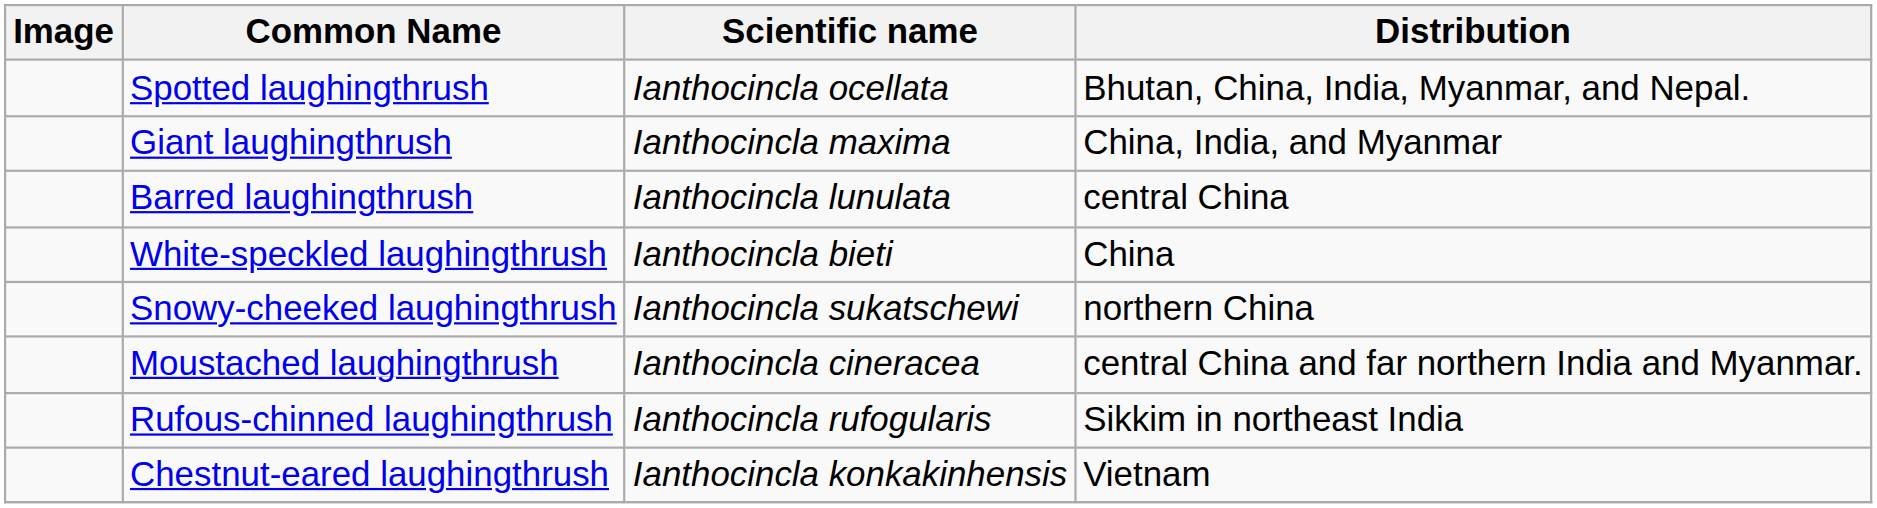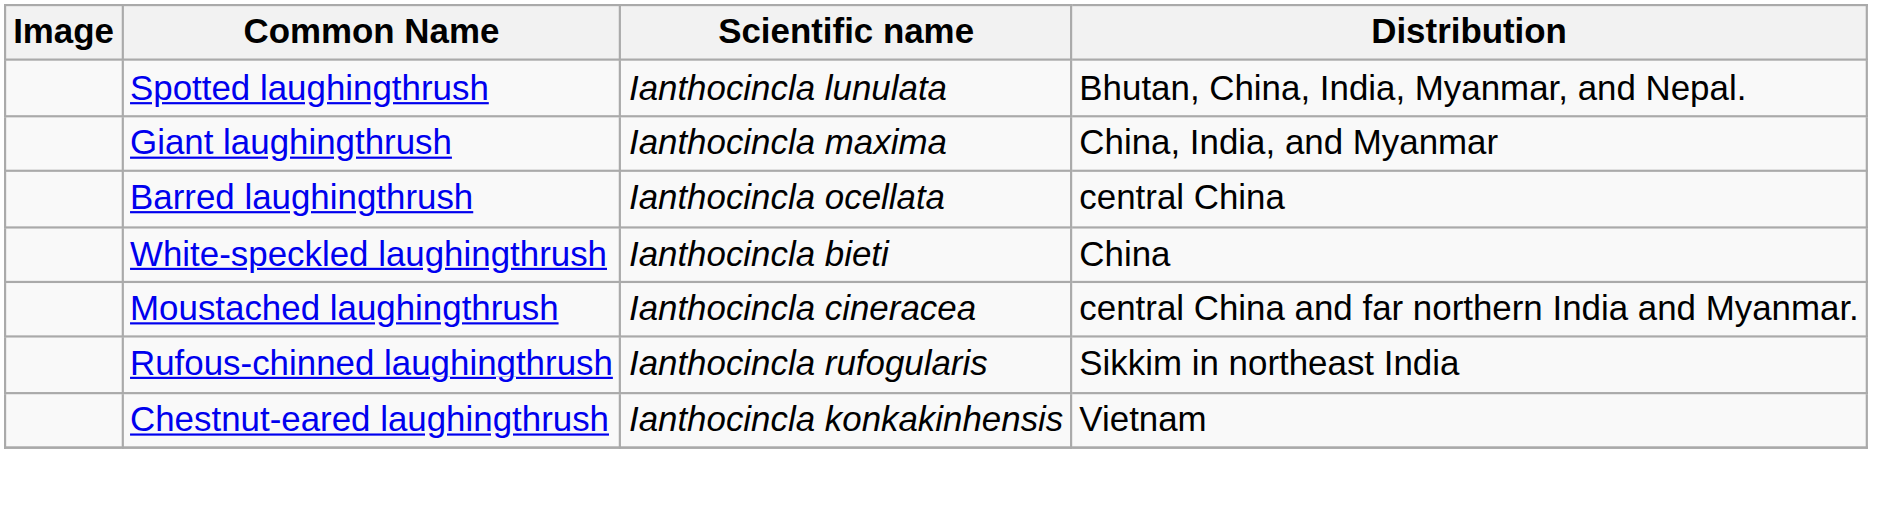(791, 87) Ianthocincla ocellata -> (788, 87) Ianthocincla lunulata
(792, 198) Ianthocincla lunulata -> (787, 198) Ianthocincla ocellata
- row: (373, 308)
